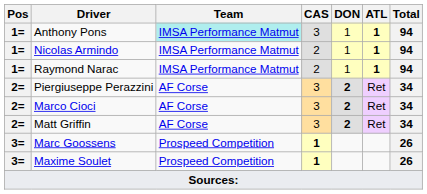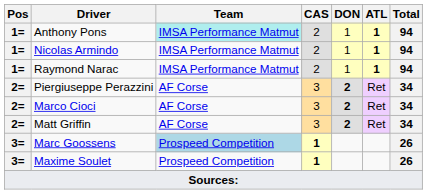(316, 32) 3 -> (316, 32) 2
(216, 143) no background -> (216, 143) lightblue background
